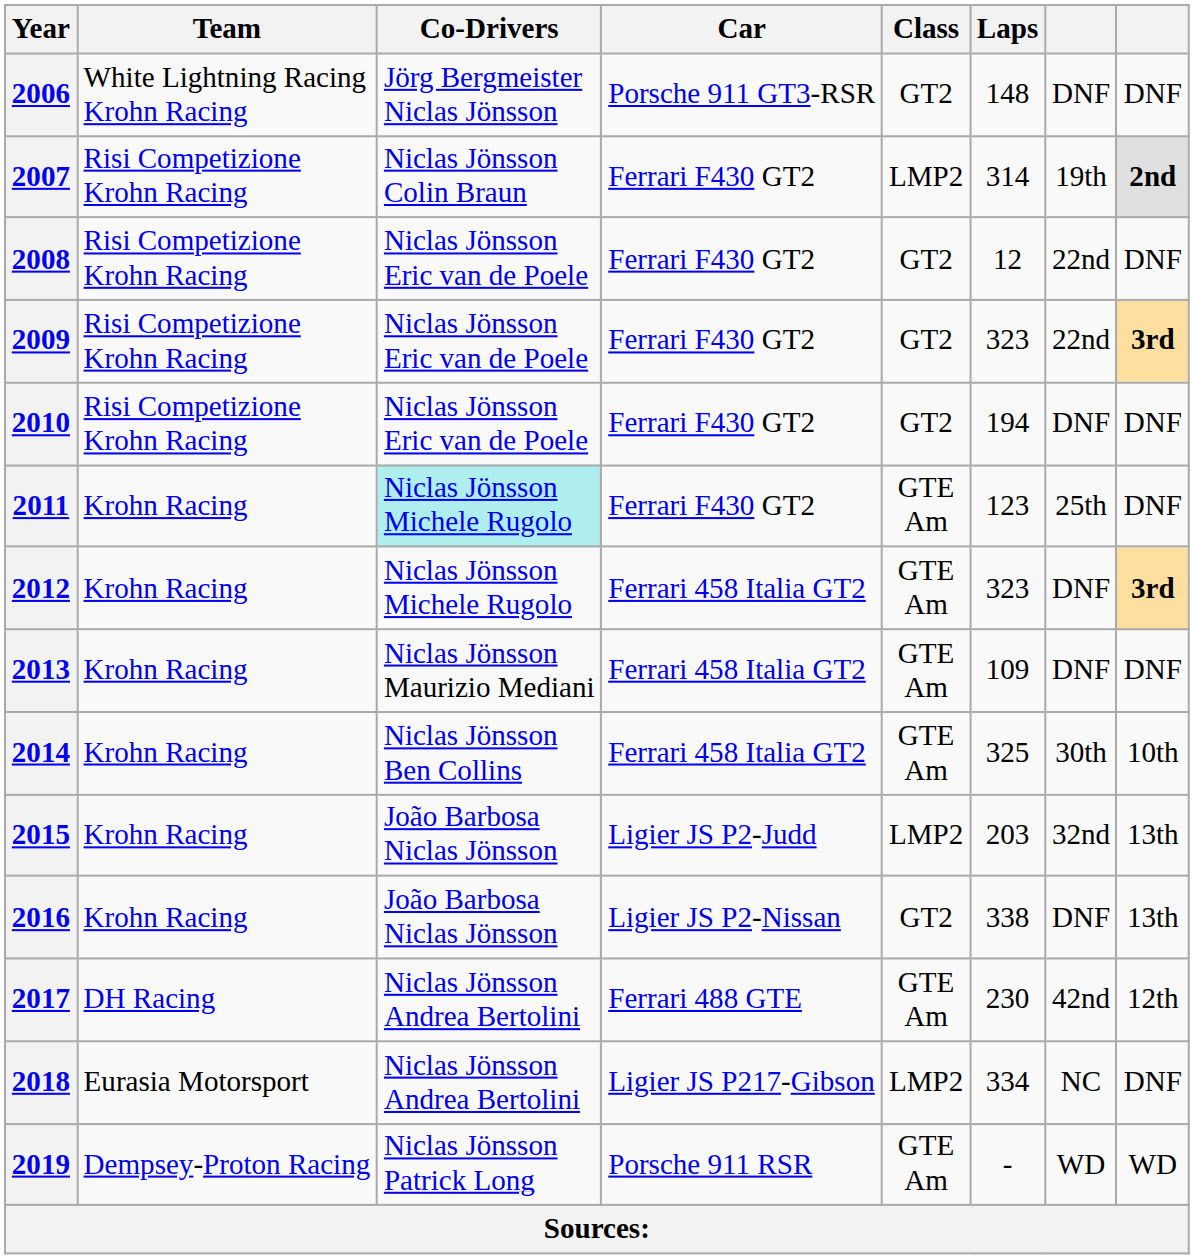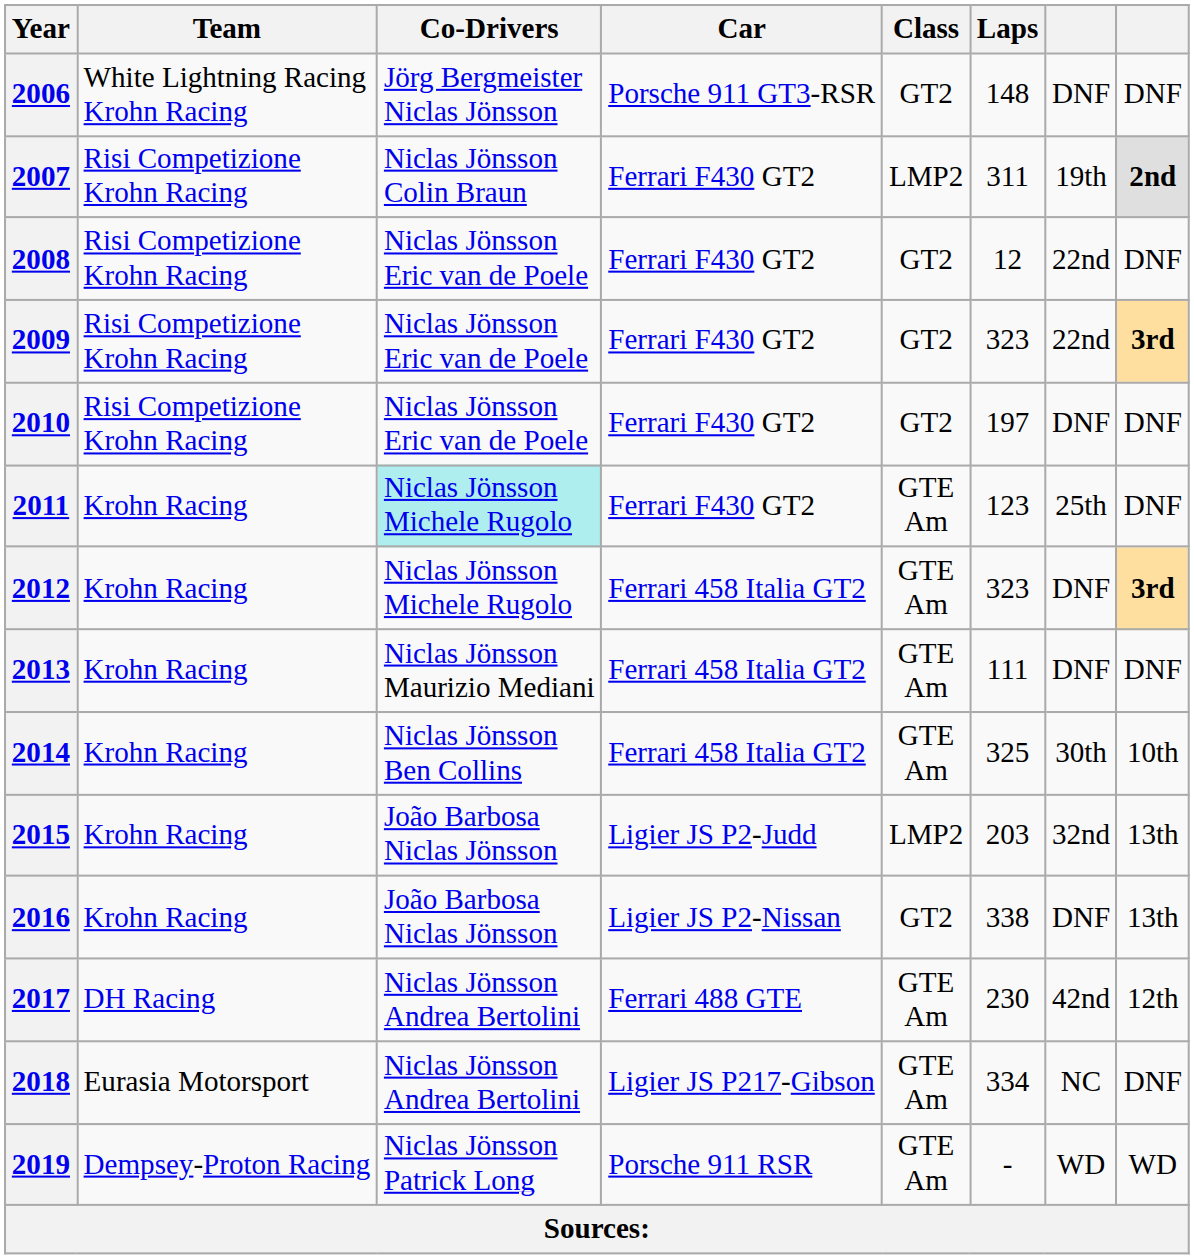(1008, 176) 314 -> (1008, 176) 311
(1008, 423) 194 -> (1008, 423) 197
(1008, 670) 109 -> (1008, 670) 111
(926, 1081) LMP2 -> (926, 1081) GTE Am
